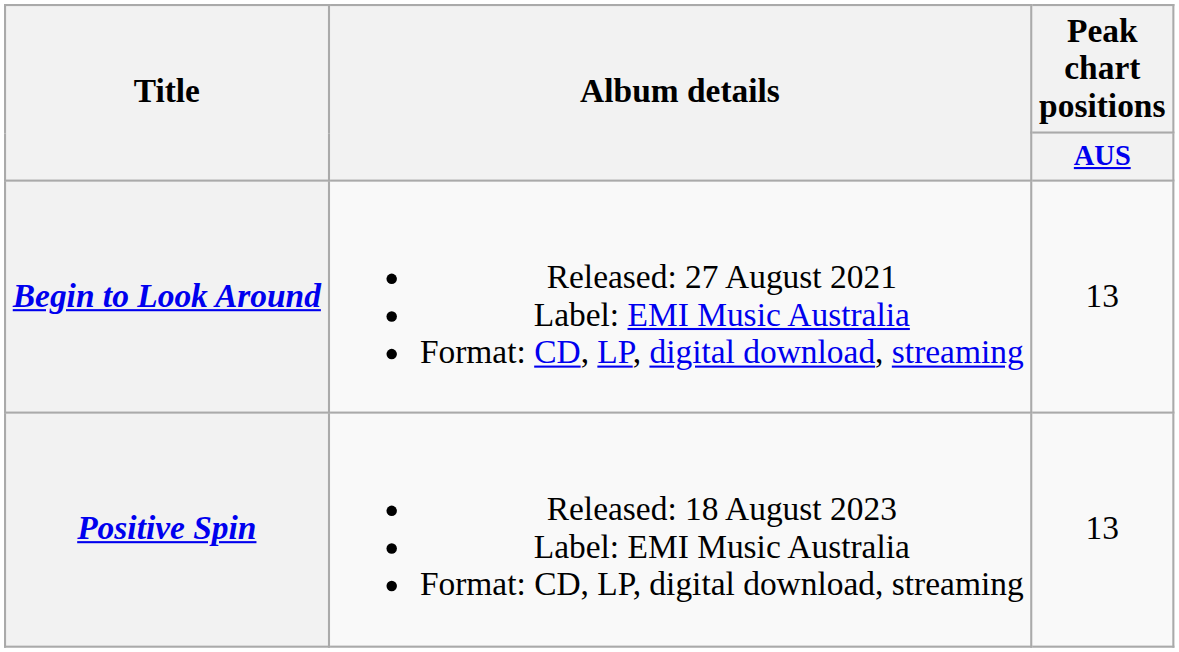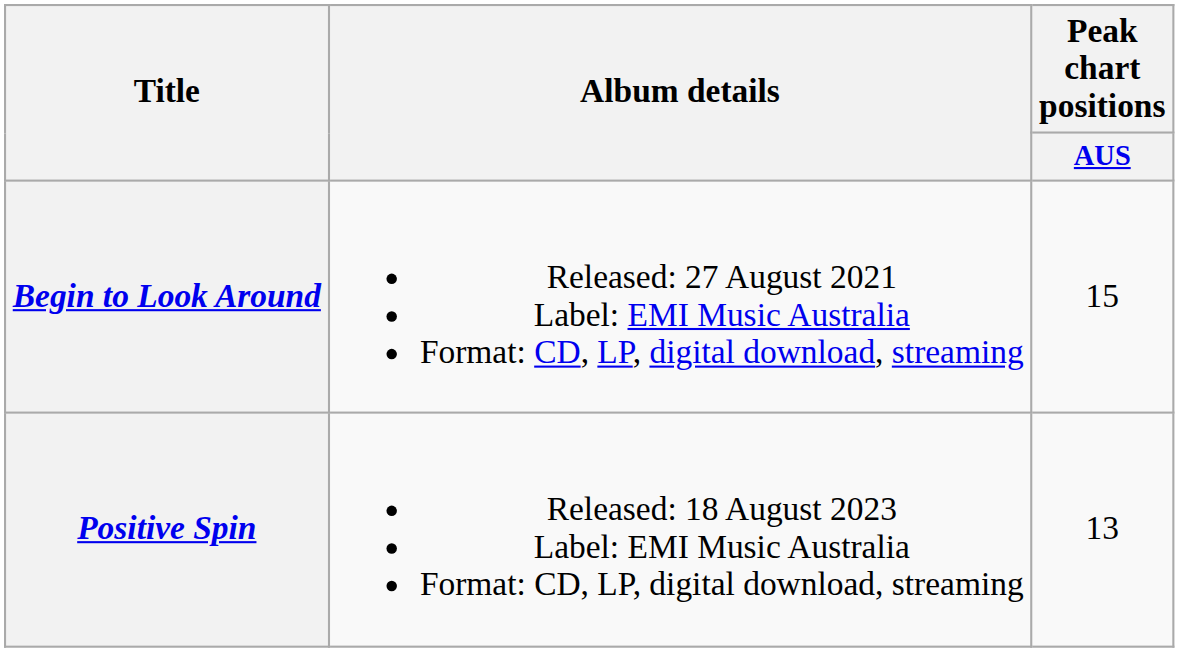(1102, 296) 13 -> (1102, 296) 15
